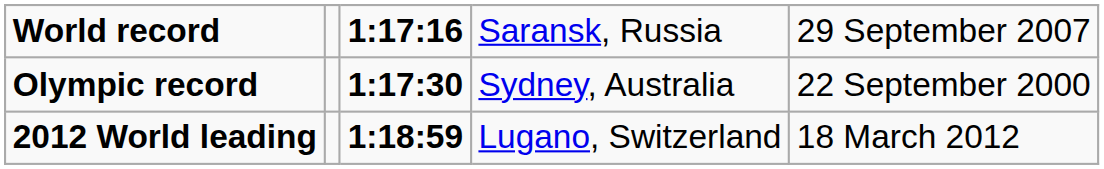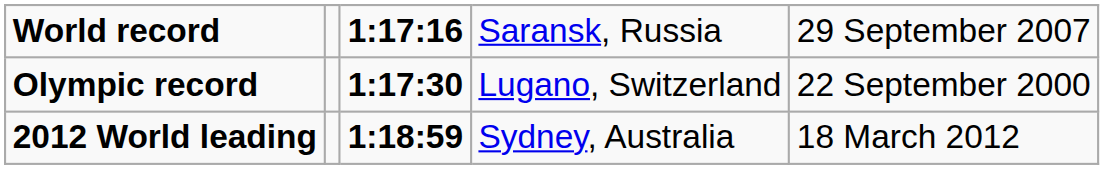(606, 84) Sydney, Australia -> (630, 84) Lugano, Switzerland
(630, 137) Lugano, Switzerland -> (606, 137) Sydney, Australia
